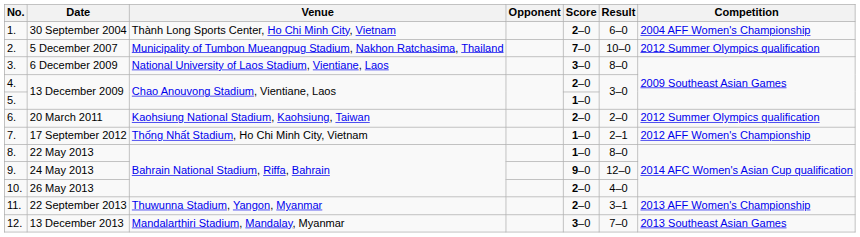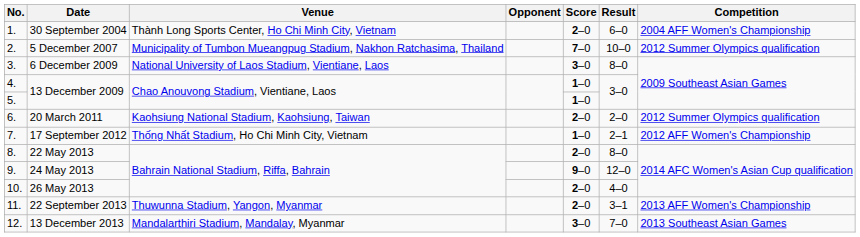(581, 83) 2–0 -> (581, 83) 1–0
(581, 153) 1–0 -> (581, 153) 2–0
